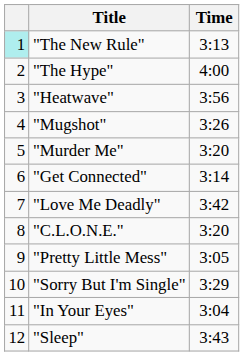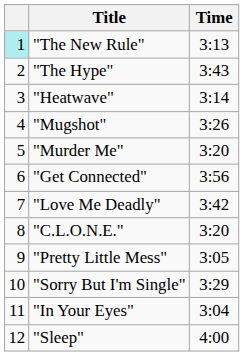(214, 71) 4:00 -> (214, 71) 3:43
(214, 97) 3:56 -> (214, 97) 3:14
(214, 177) 3:14 -> (214, 177) 3:56
(214, 337) 3:43 -> (214, 337) 4:00
